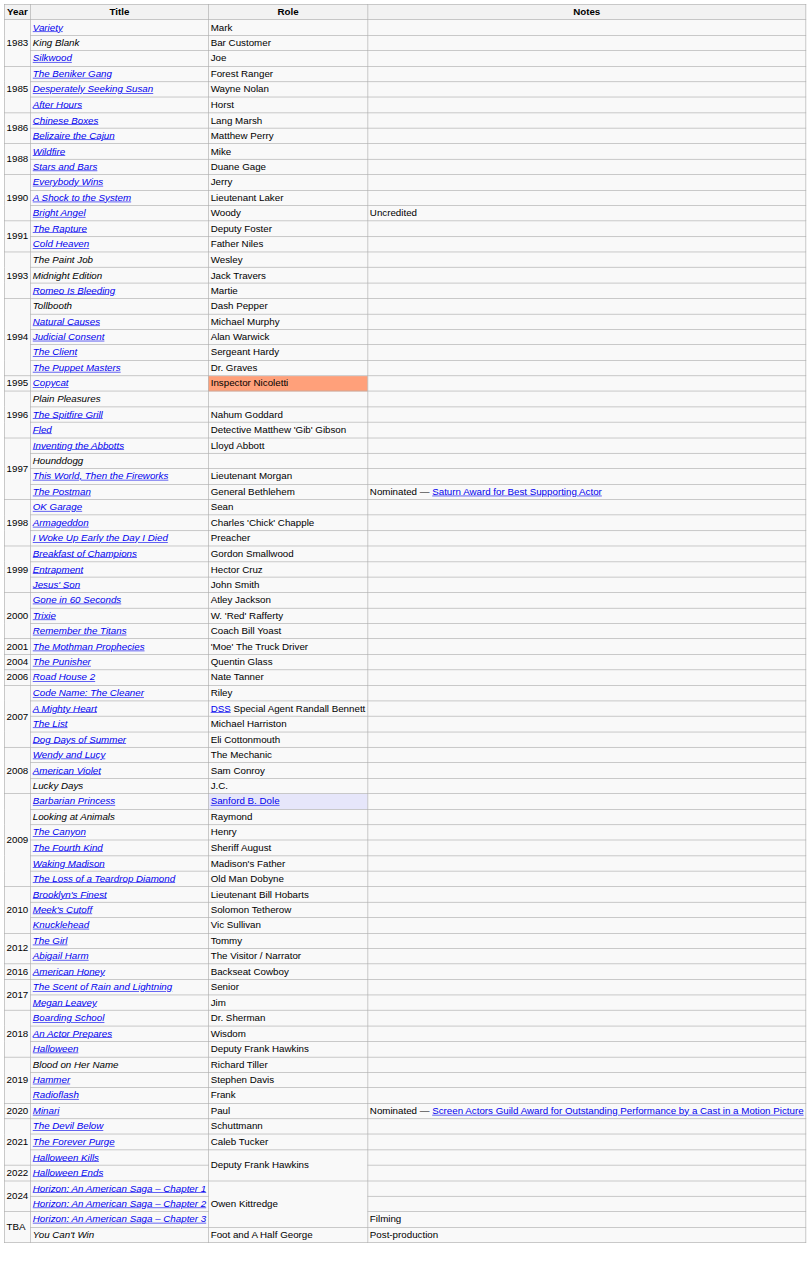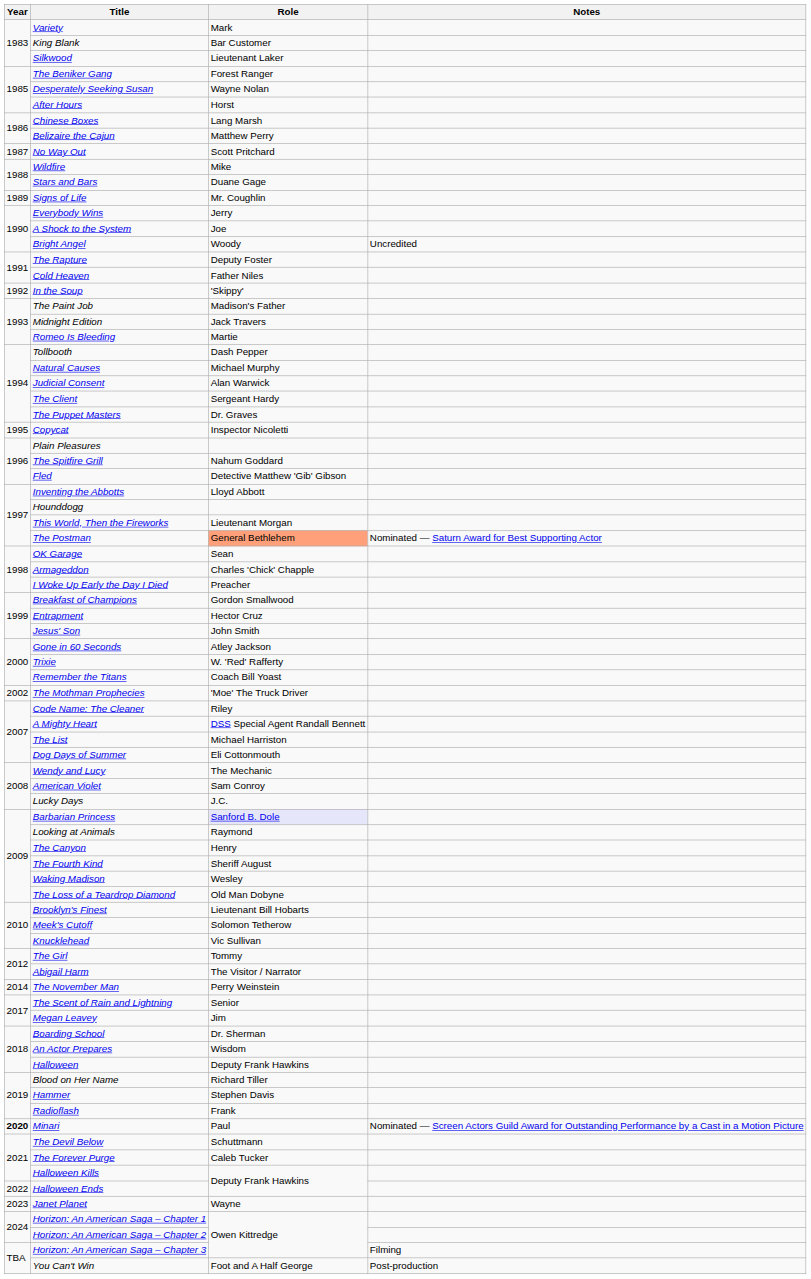(219, 58) Joe -> (247, 58) Lieutenant Laker
+ row: (59, 151)
+ row: (60, 197)
(247, 197) Lieutenant Laker -> (219, 228) Joe
+ row: (58, 290)
(227, 259) Wesley -> (248, 306) Madison's Father
(249, 383) lightsalmon background -> (249, 430) no background
(253, 492) no background -> (253, 538) lightsalmon background
(17, 646) 2001 -> (17, 693) 2002
- row: (62, 662)
- row: (64, 677)
(248, 863) Madison's Father -> (227, 879) Wesley
+ row: (76, 987)
- row: (69, 971)
(17, 1111) normal -> (17, 1126) bold
+ row: (60, 1204)
